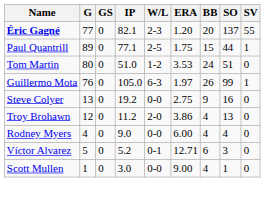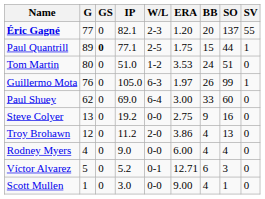(101, 47) normal -> (101, 47) bold
+ row: (31, 99)
